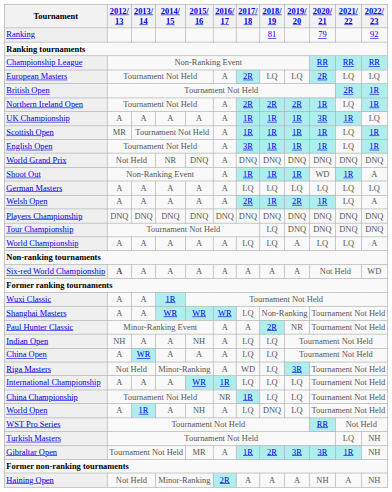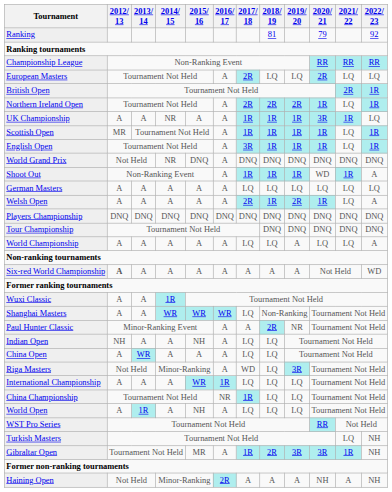(170, 118) A -> (170, 118) NR
(272, 229) LQ -> (272, 229) DNQ
(272, 410) DNQ -> (272, 410) LQ
